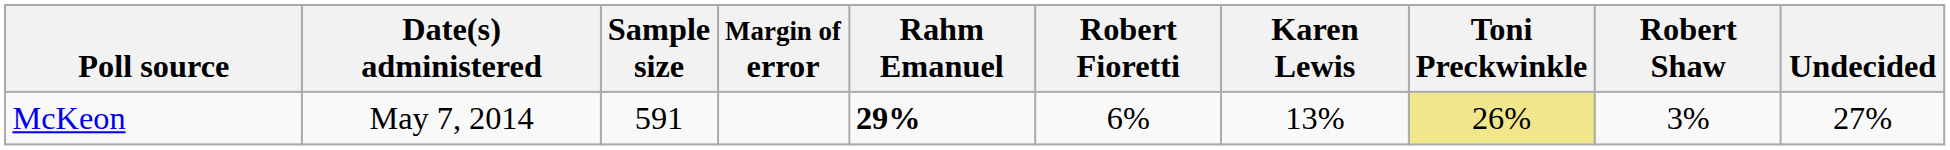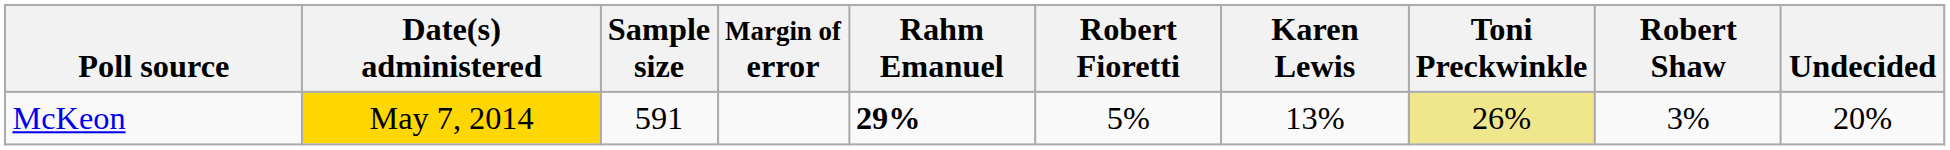(452, 117) no background -> (452, 117) gold background
(1128, 117) 6% -> (1128, 117) 5%
(1863, 117) 27% -> (1863, 117) 20%
